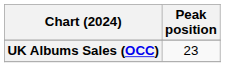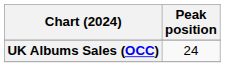(191, 51) 23 -> (191, 51) 24
